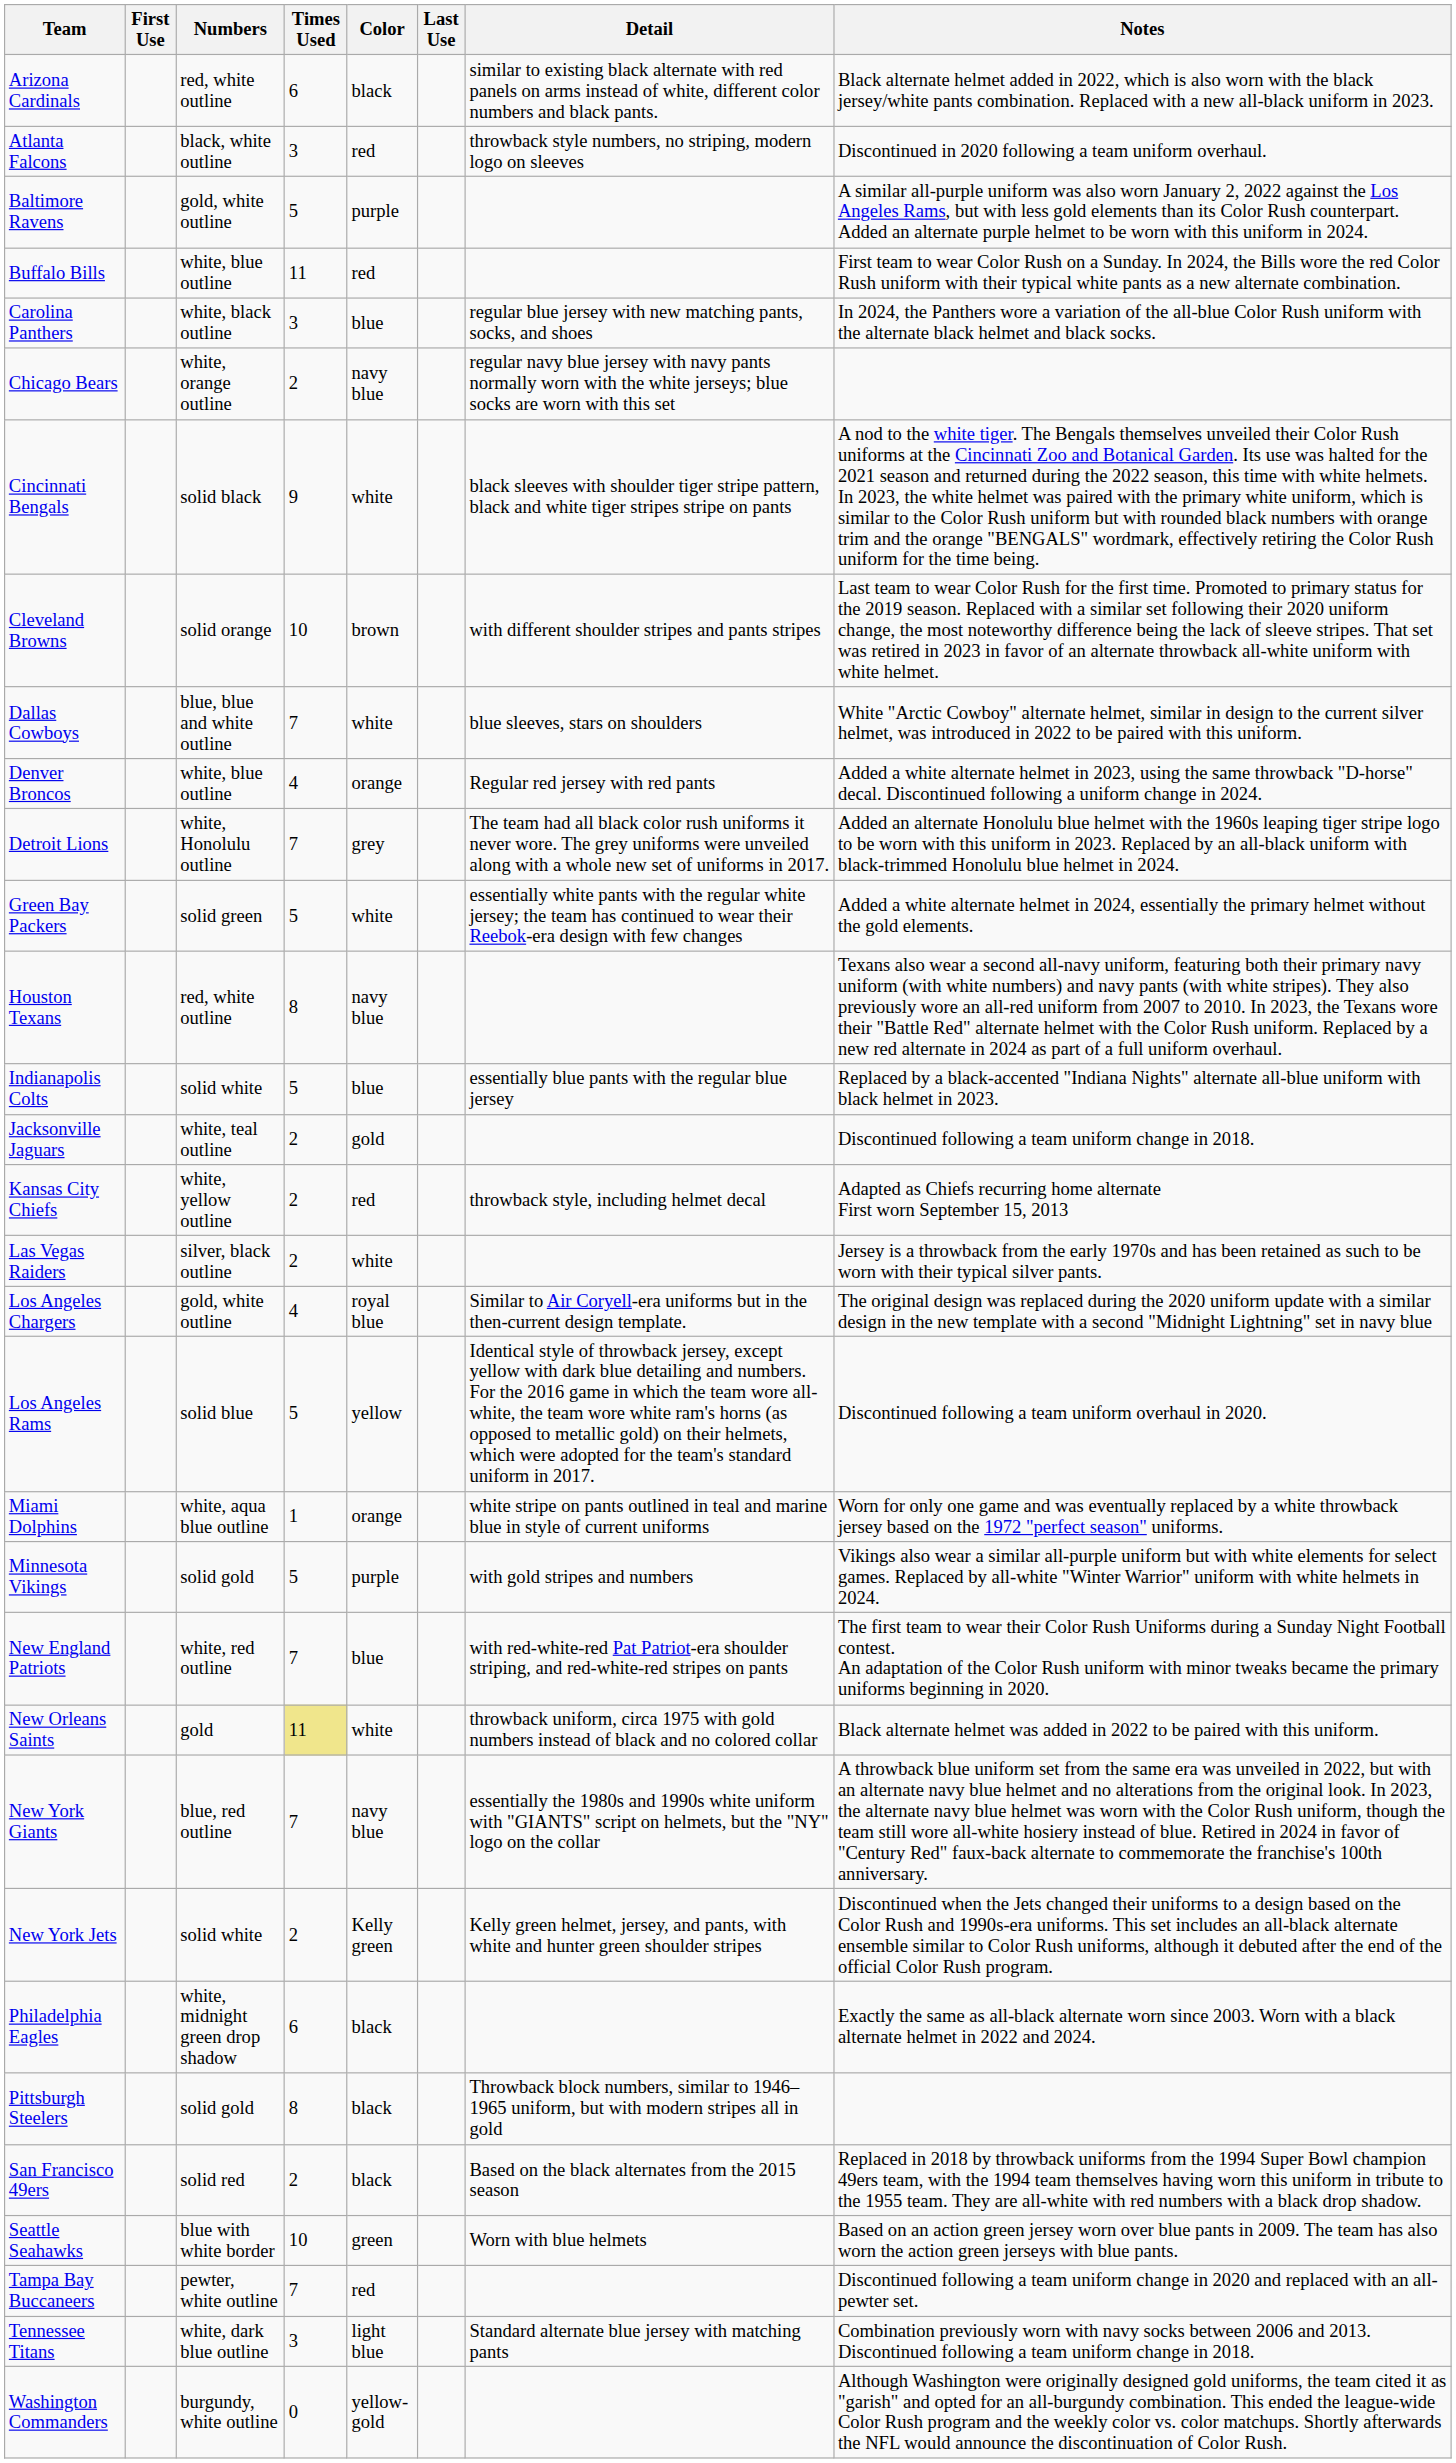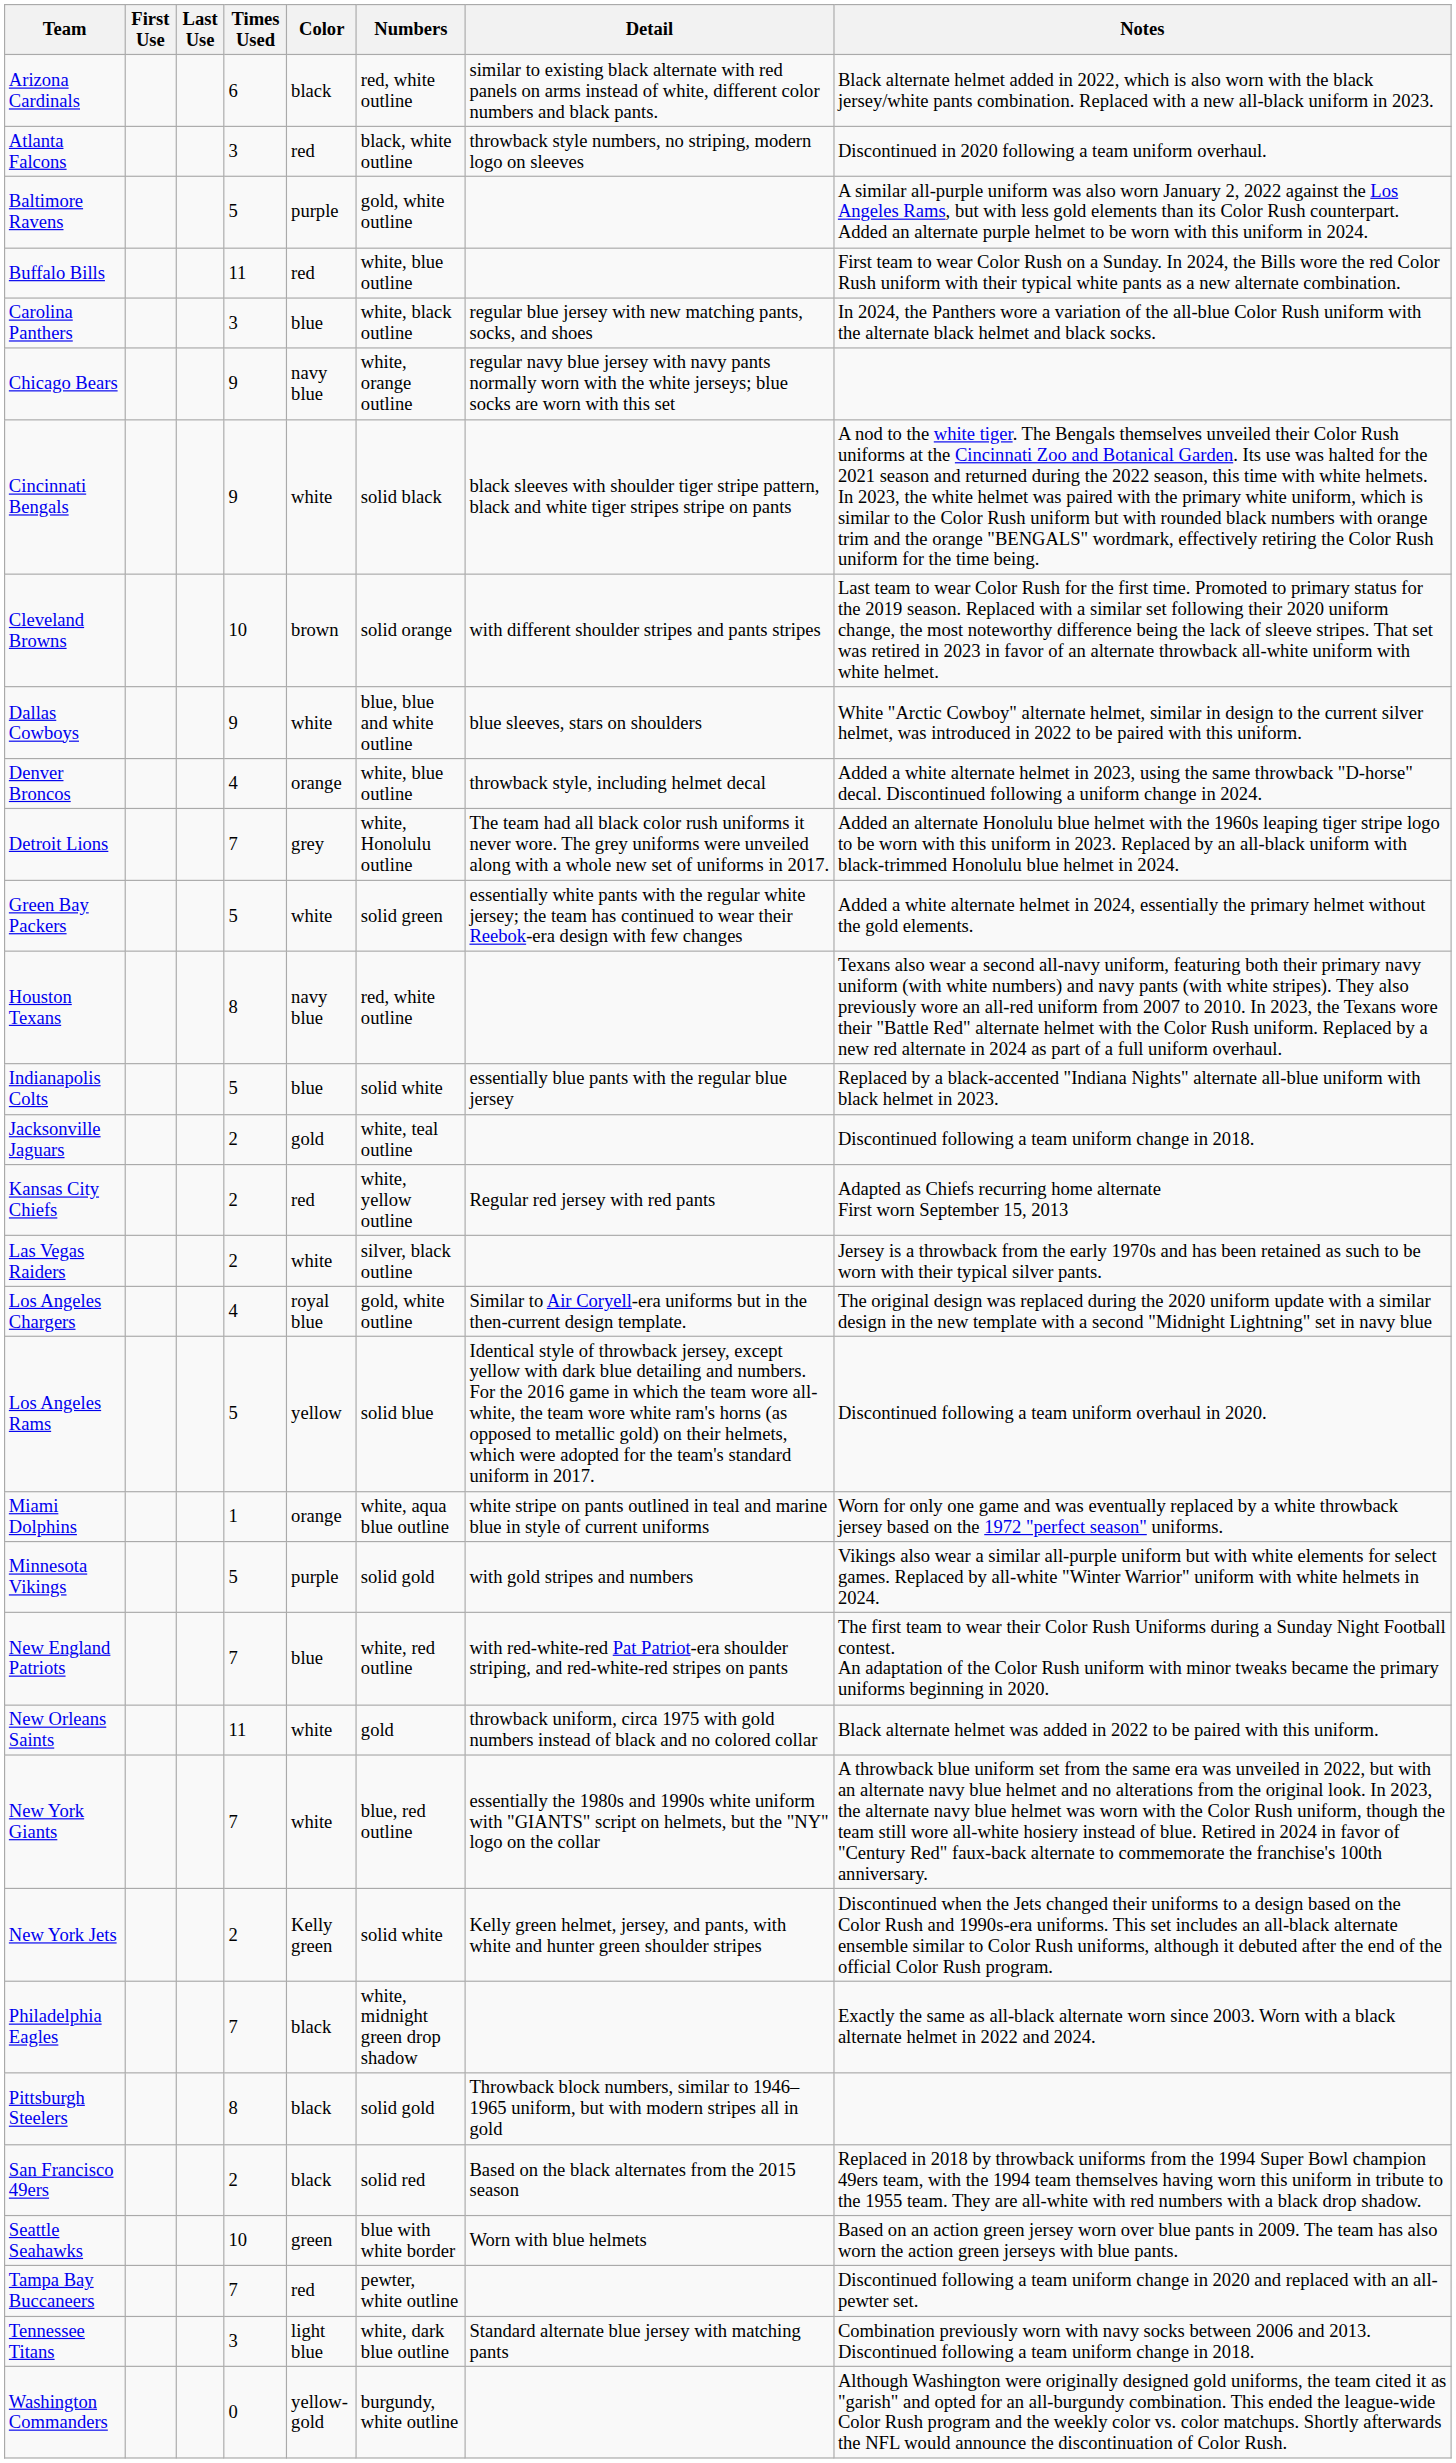columns swapped: (441, 29) <-> (230, 29)
(294, 383) 2 -> (233, 383) 9
(294, 722) 7 -> (233, 722) 9
(592, 783) Regular red jersey with red pants -> (618, 783) throwback style, including helmet decal
(618, 1200) throwback style, including helmet decal -> (592, 1200) Regular red jersey with red pants
(298, 1729) khaki background -> (237, 1729) no background
(370, 1821) navy blue -> (312, 1821) white
(294, 2026) 6 -> (233, 2026) 7
